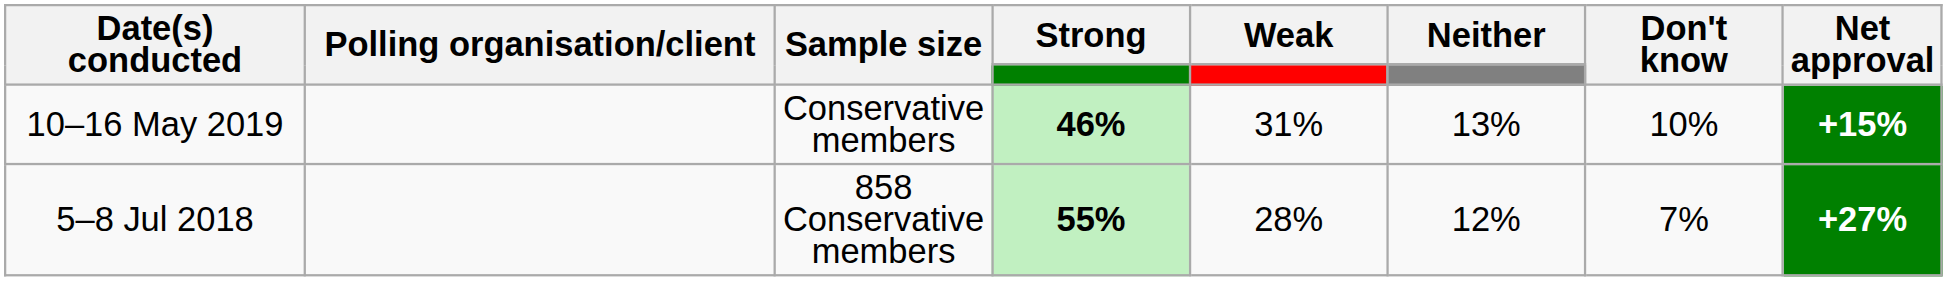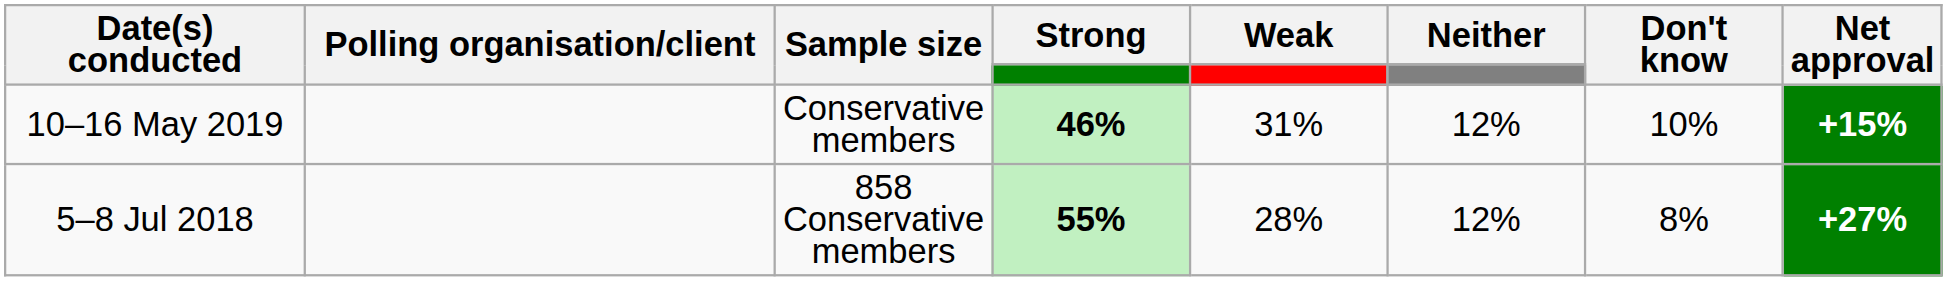(1486, 124) 13% -> (1486, 124) 12%
(1684, 219) 7% -> (1684, 219) 8%
